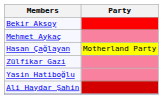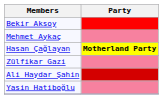(120, 49) normal -> (120, 49) bold
rows swapped: (40, 74) <-> (43, 87)
